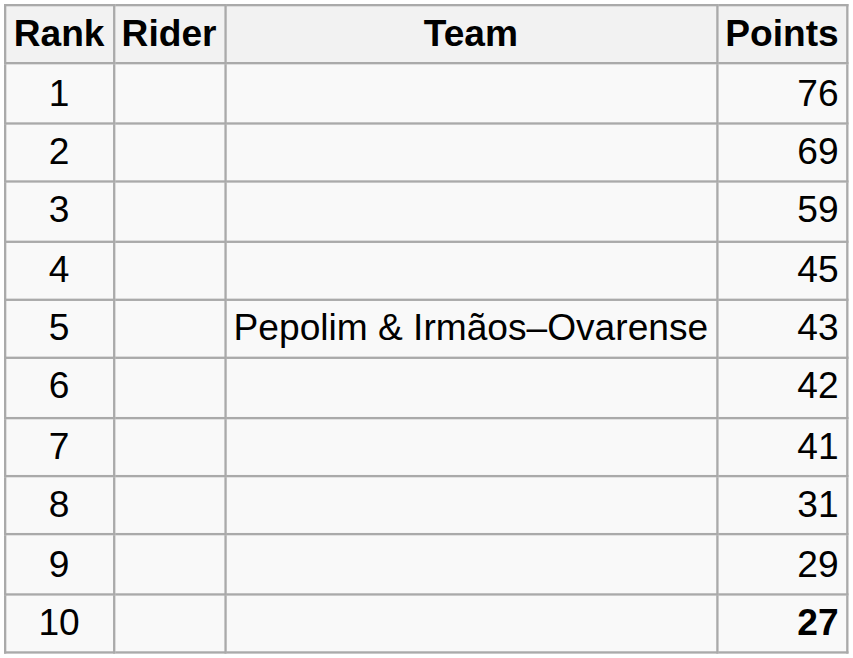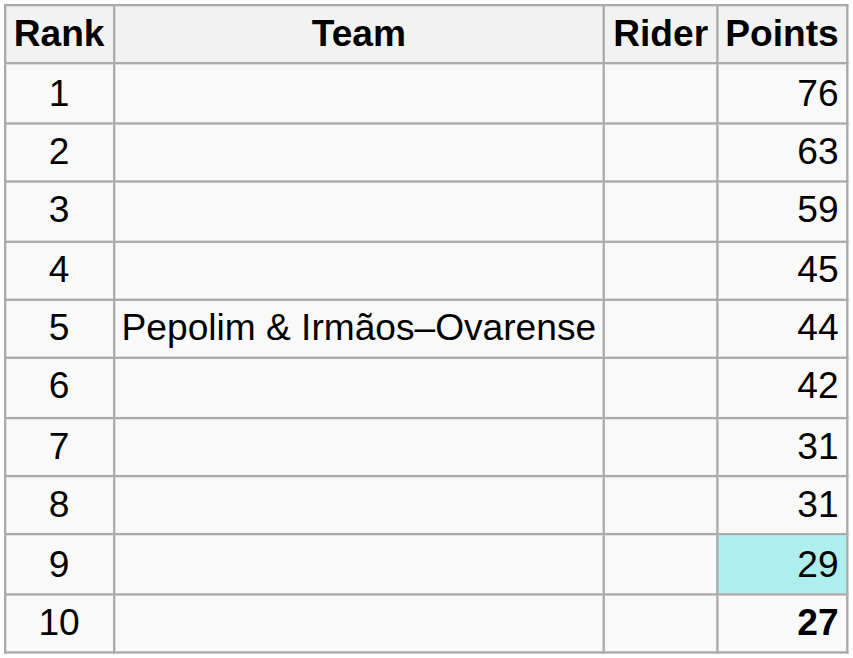columns swapped: (169, 33) <-> (471, 33)
(818, 151) 69 -> (818, 151) 63
(818, 328) 43 -> (818, 328) 44
(818, 446) 41 -> (818, 446) 31
(818, 563) no background -> (818, 563) paleturquoise background
